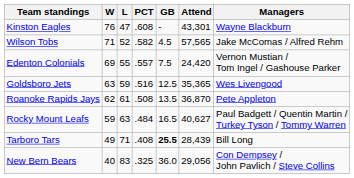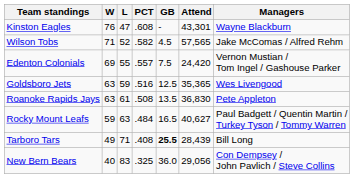(110, 99) 62 -> (110, 99) 63
(196, 99) 36,870 -> (196, 99) 36,830
